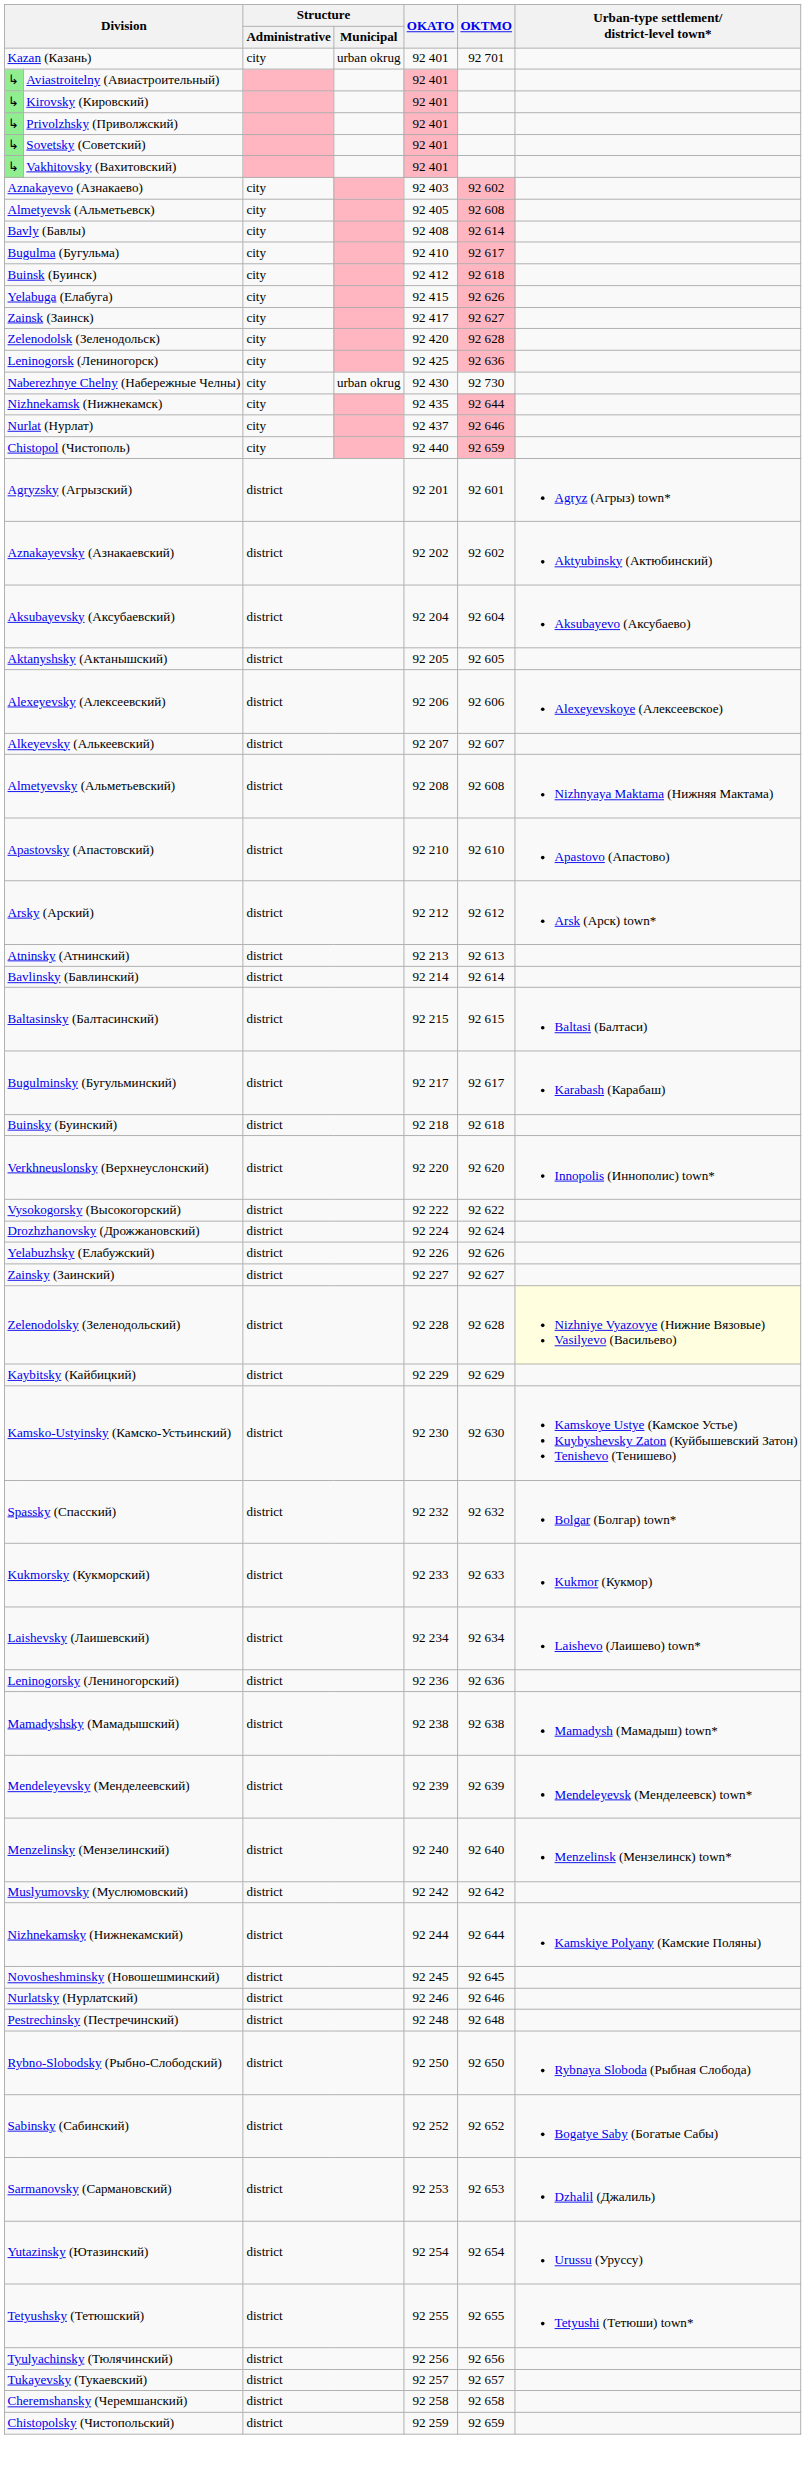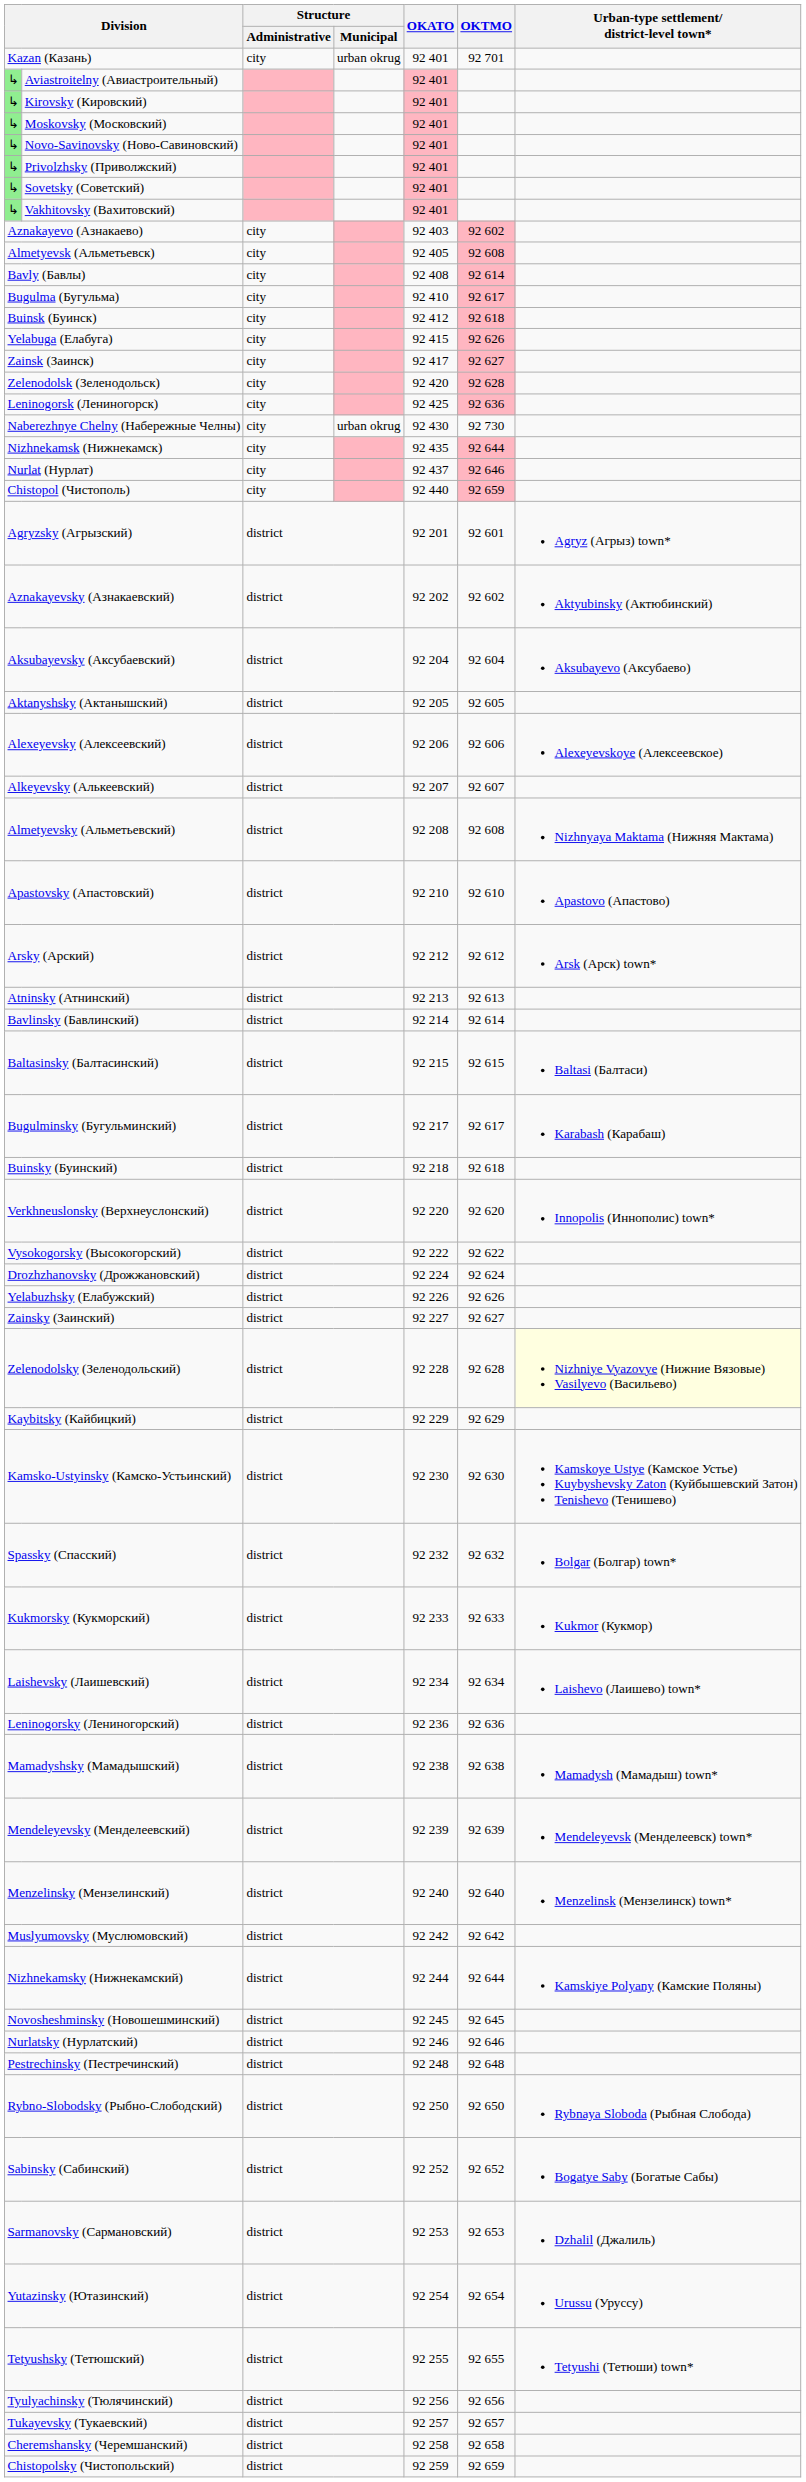+ row: (96, 123)
+ row: (131, 145)
